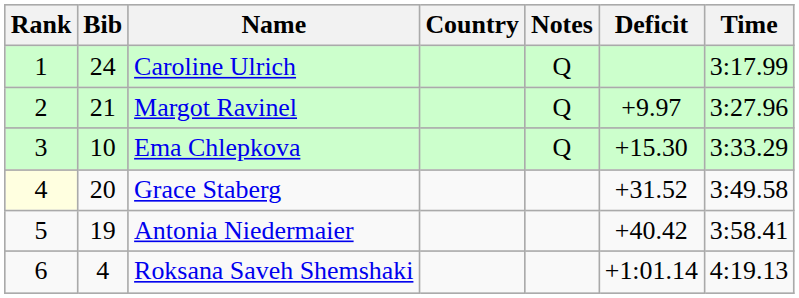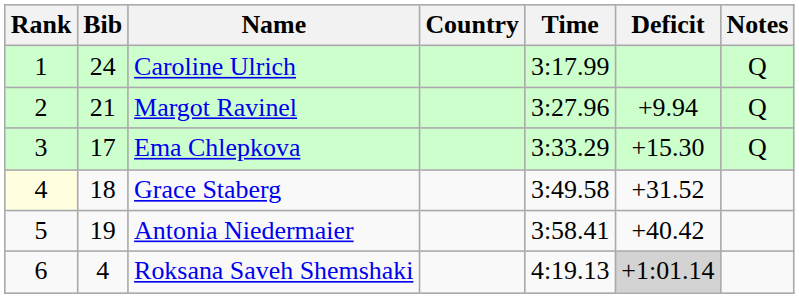columns swapped: (749, 25) <-> (562, 25)
(651, 107) +9.97 -> (668, 107) +9.94
(103, 148) 10 -> (103, 148) 17
(103, 189) 20 -> (103, 189) 18
(651, 271) no background -> (668, 271) lightgrey background
